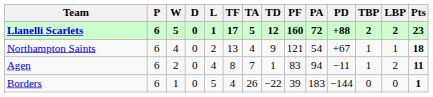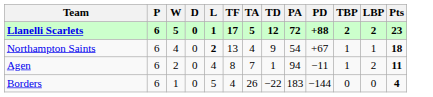- column: (295, 13)
(214, 48) normal -> (214, 48) bold
(418, 83) 1 -> (397, 83) 4
